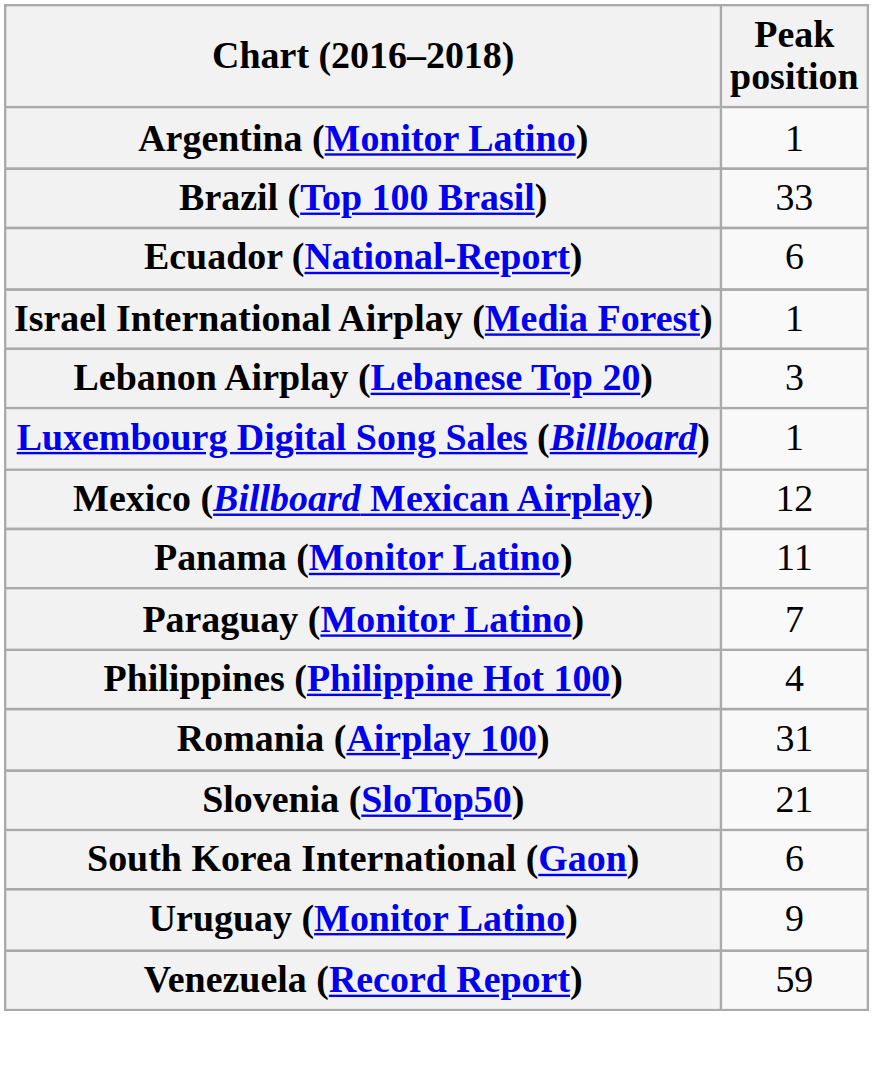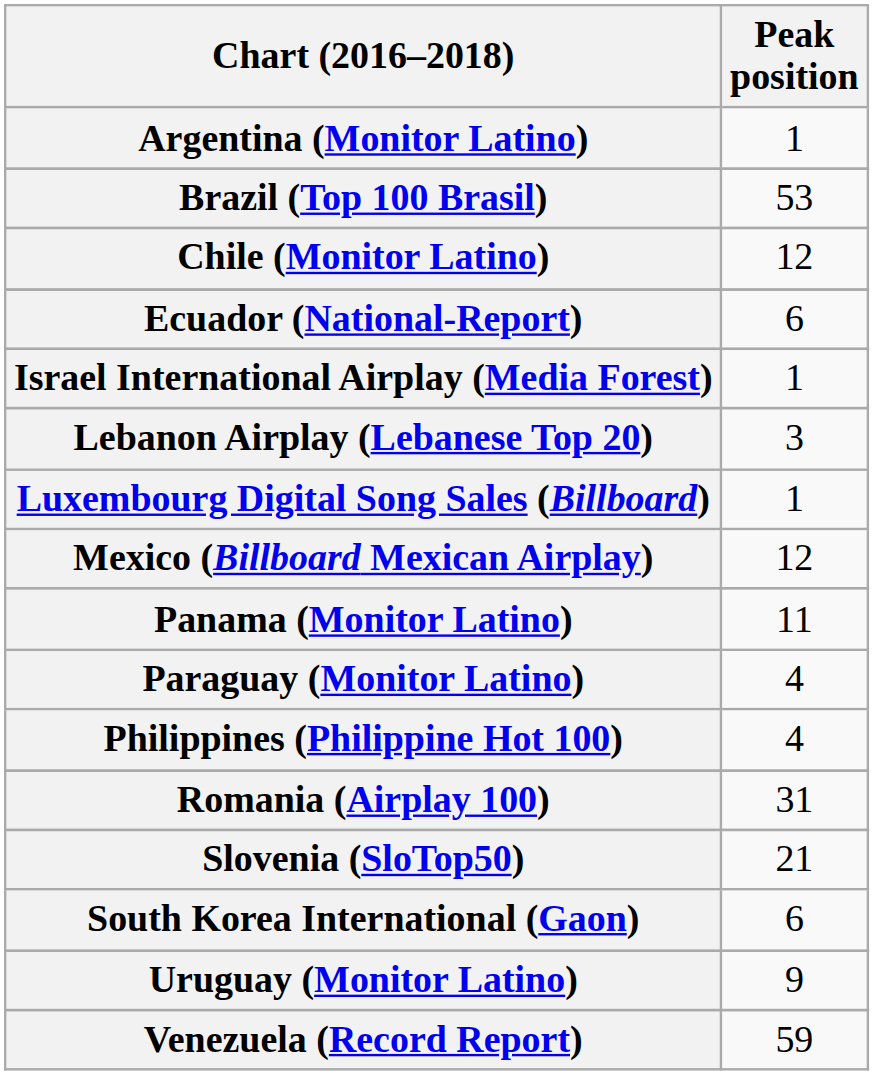(794, 197) 33 -> (794, 197) 53
+ row: (363, 257)
(794, 618) 7 -> (794, 678) 4
